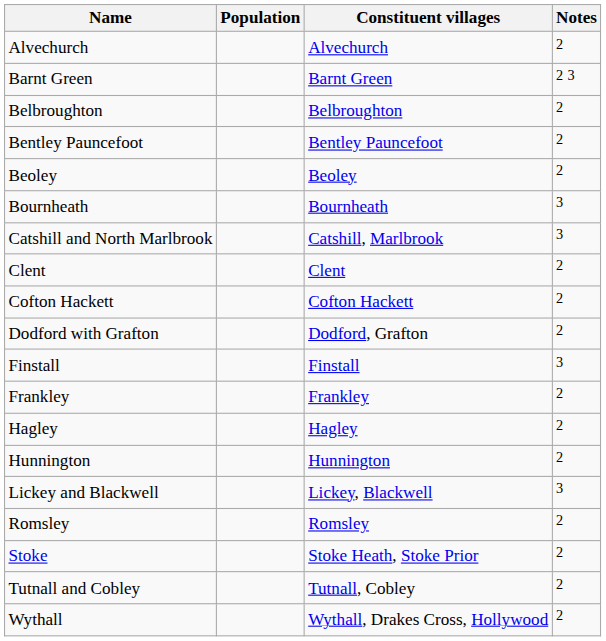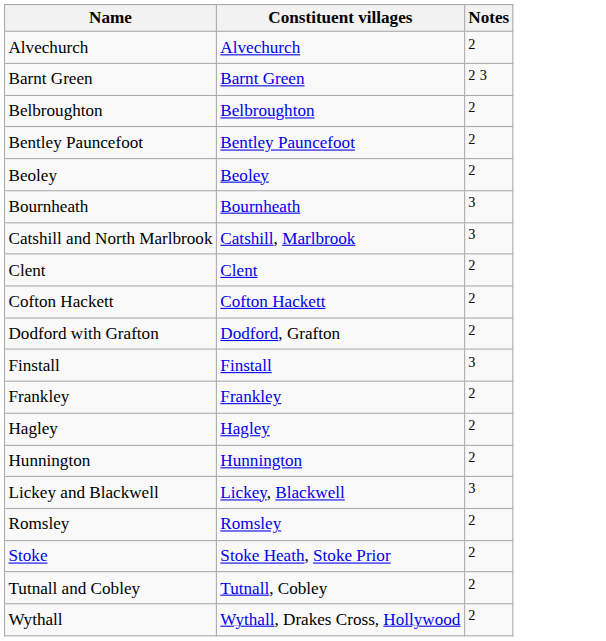- column: (260, 18)
